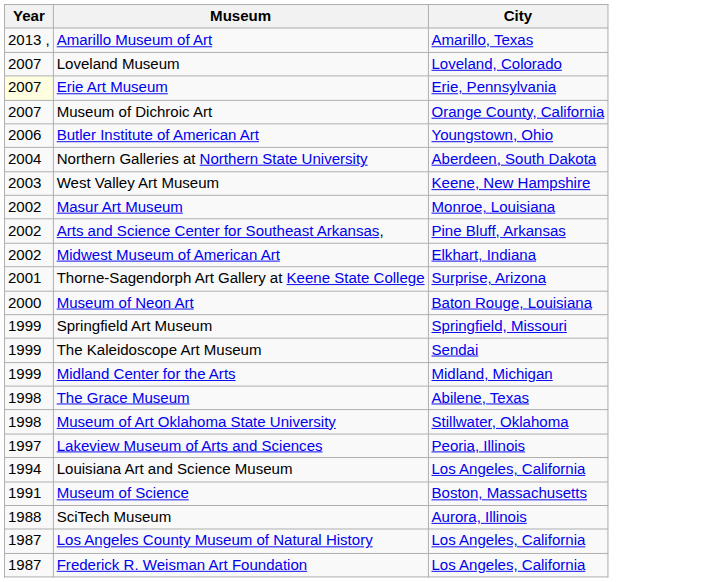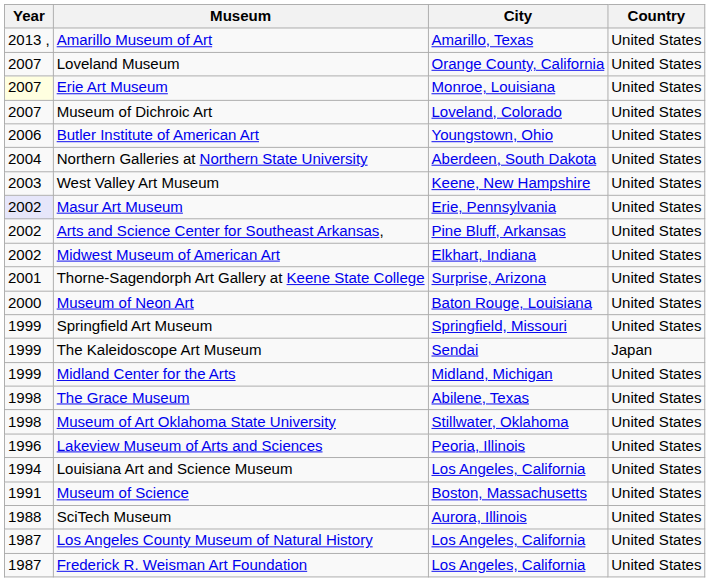+ column: (656, 16)
(497, 64) Loveland, Colorado -> (518, 64) Orange County, California
(494, 87) Erie, Pennsylvania -> (493, 87) Monroe, Louisiana
(518, 111) Orange County, California -> (497, 111) Loveland, Colorado
(25, 207) no background -> (25, 207) lavender background
(493, 207) Monroe, Louisiana -> (494, 207) Erie, Pennsylvania
(25, 445) 1997 -> (25, 445) 1996
